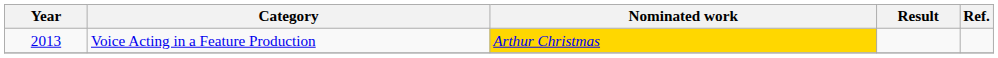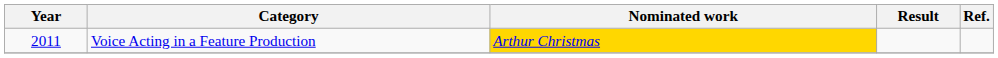(46, 40) 2013 -> (46, 40) 2011
